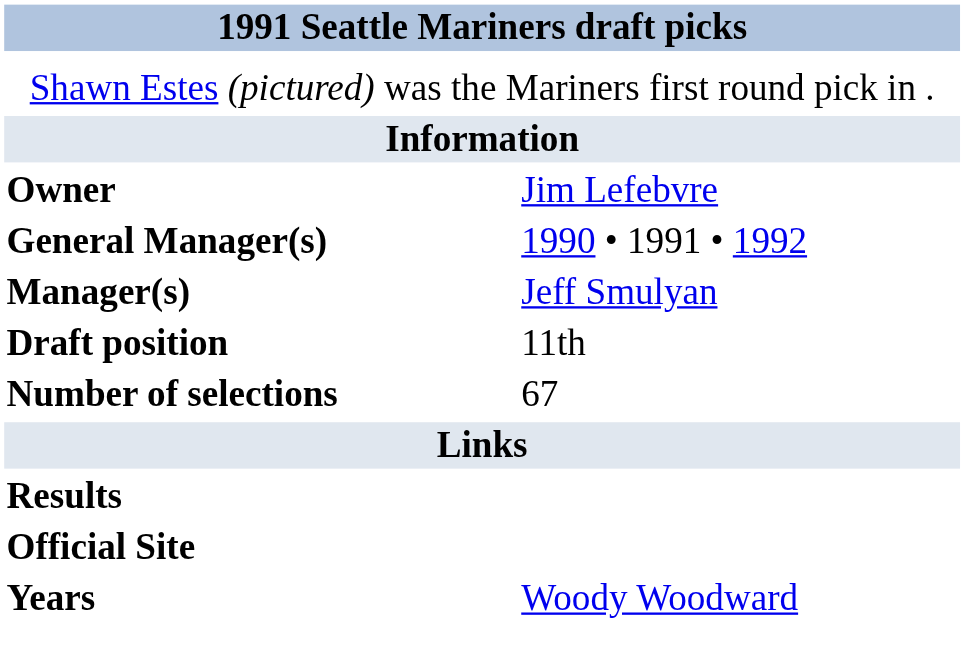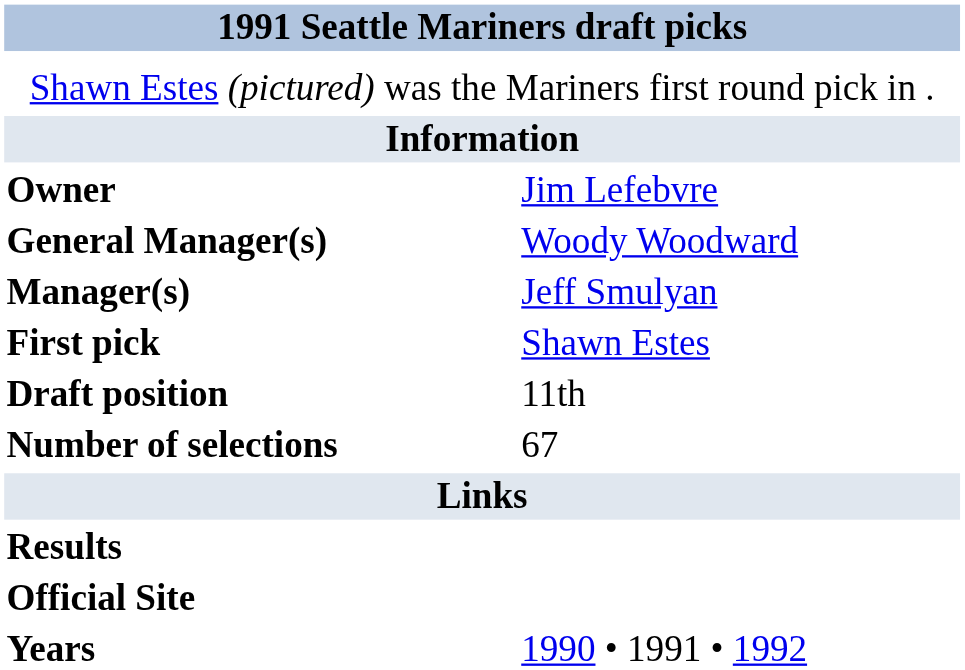(664, 240) 1990 • 1991 • 1992 -> (660, 240) Woody Woodward
+ row: (83, 342)
(660, 597) Woody Woodward -> (664, 648) 1990 • 1991 • 1992
